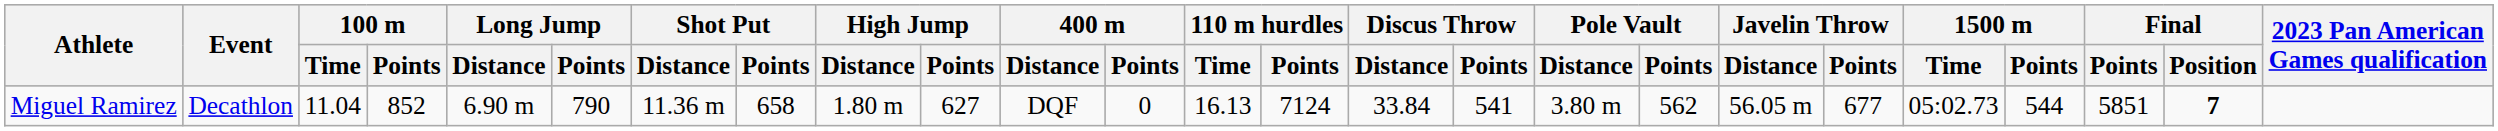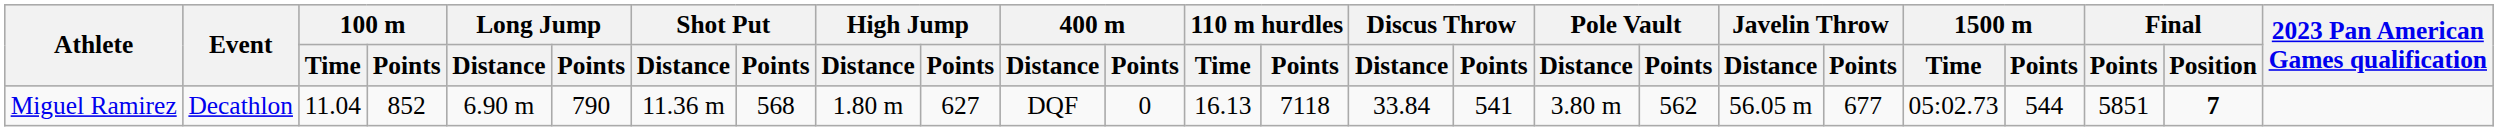(776, 105) 658 -> (776, 105) 568
(1305, 105) 7124 -> (1305, 105) 7118
